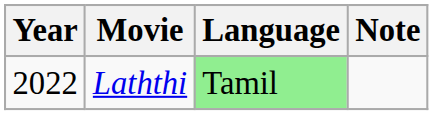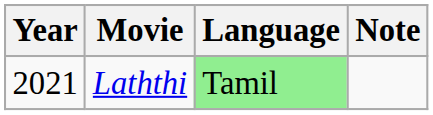(45, 82) 2022 -> (45, 82) 2021
